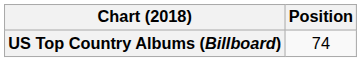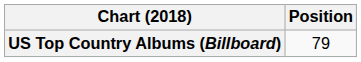(321, 43) 74 -> (321, 43) 79
